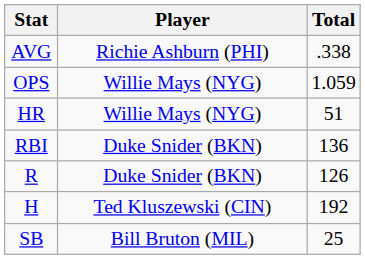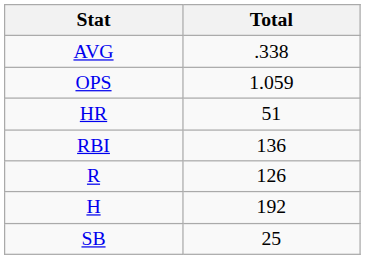- column: (182, 20)
